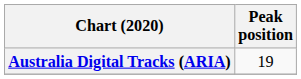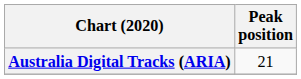(266, 61) 19 -> (266, 61) 21
